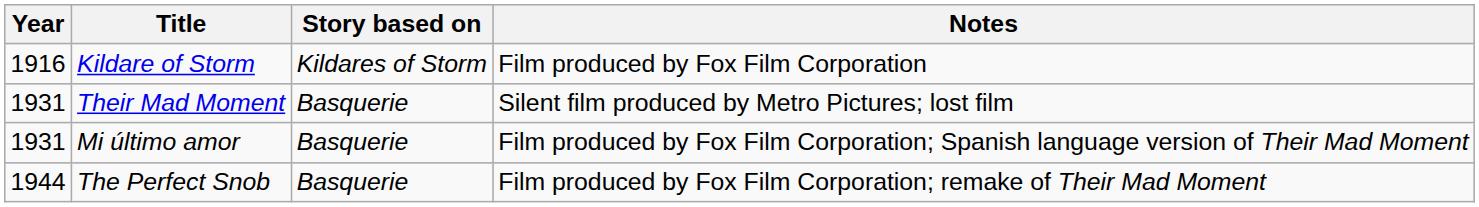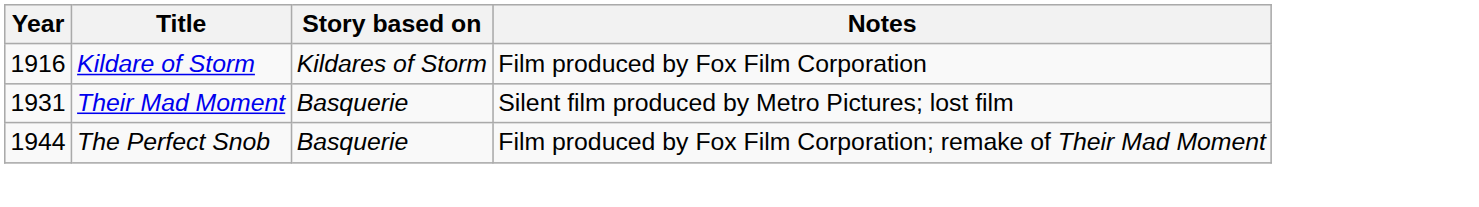- row: (158, 142)
